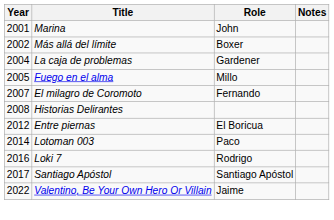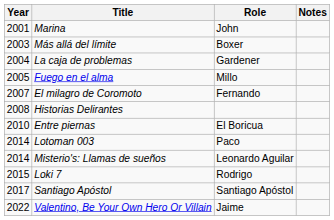(18, 45) 2002 -> (18, 45) 2003
(18, 126) 2012 -> (18, 126) 2010
+ row: (100, 158)
(18, 158) 2016 -> (18, 175) 2015
